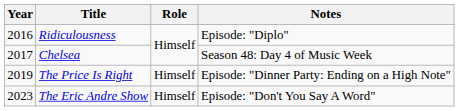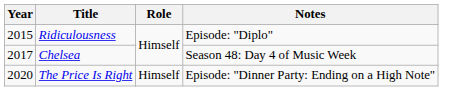(20, 34) 2016 -> (20, 34) 2015
(20, 75) 2019 -> (20, 75) 2020
- row: (93, 95)
